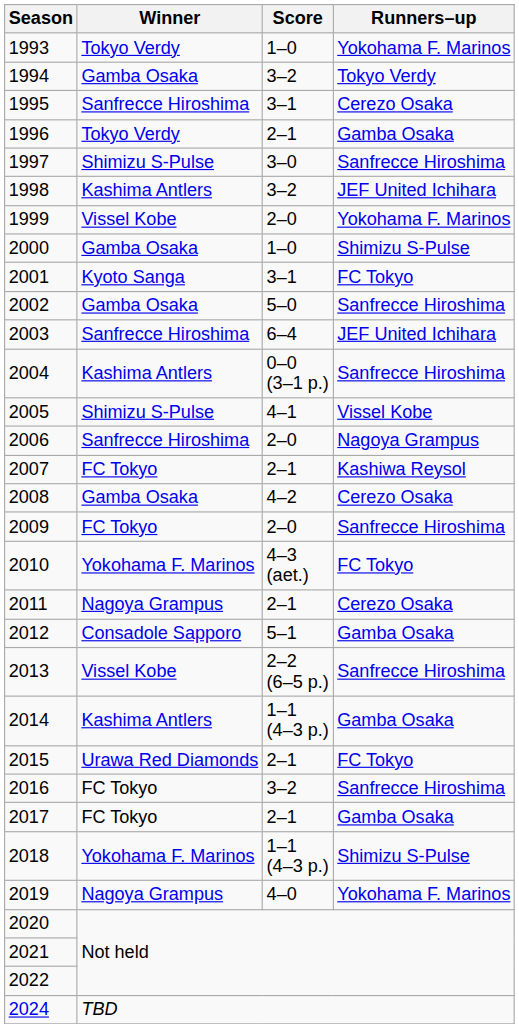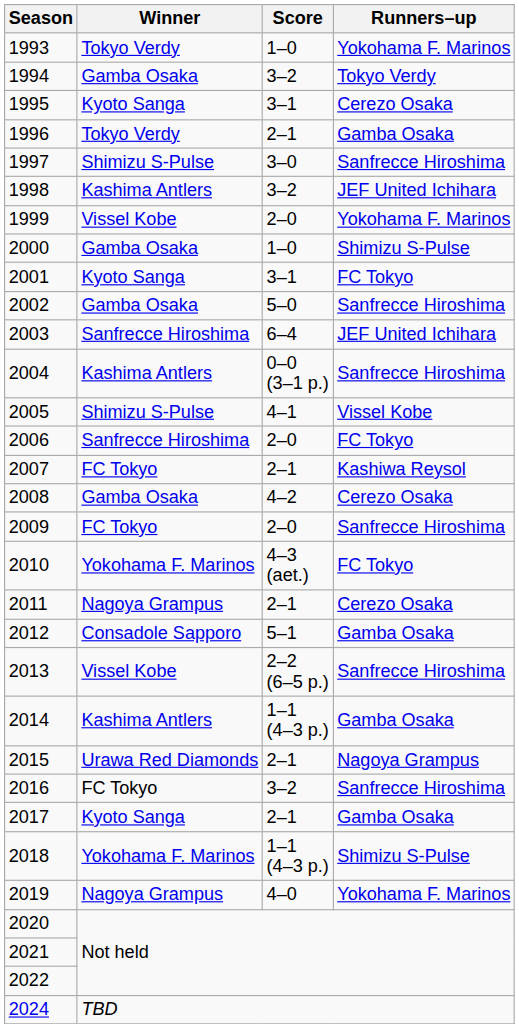(165, 104) Sanfrecce Hiroshima -> (133, 104) Kyoto Sanga
(408, 440) Nagoya Grampus -> (375, 440) FC Tokyo
(375, 759) FC Tokyo -> (408, 759) Nagoya Grampus
(119, 817) FC Tokyo -> (133, 817) Kyoto Sanga
